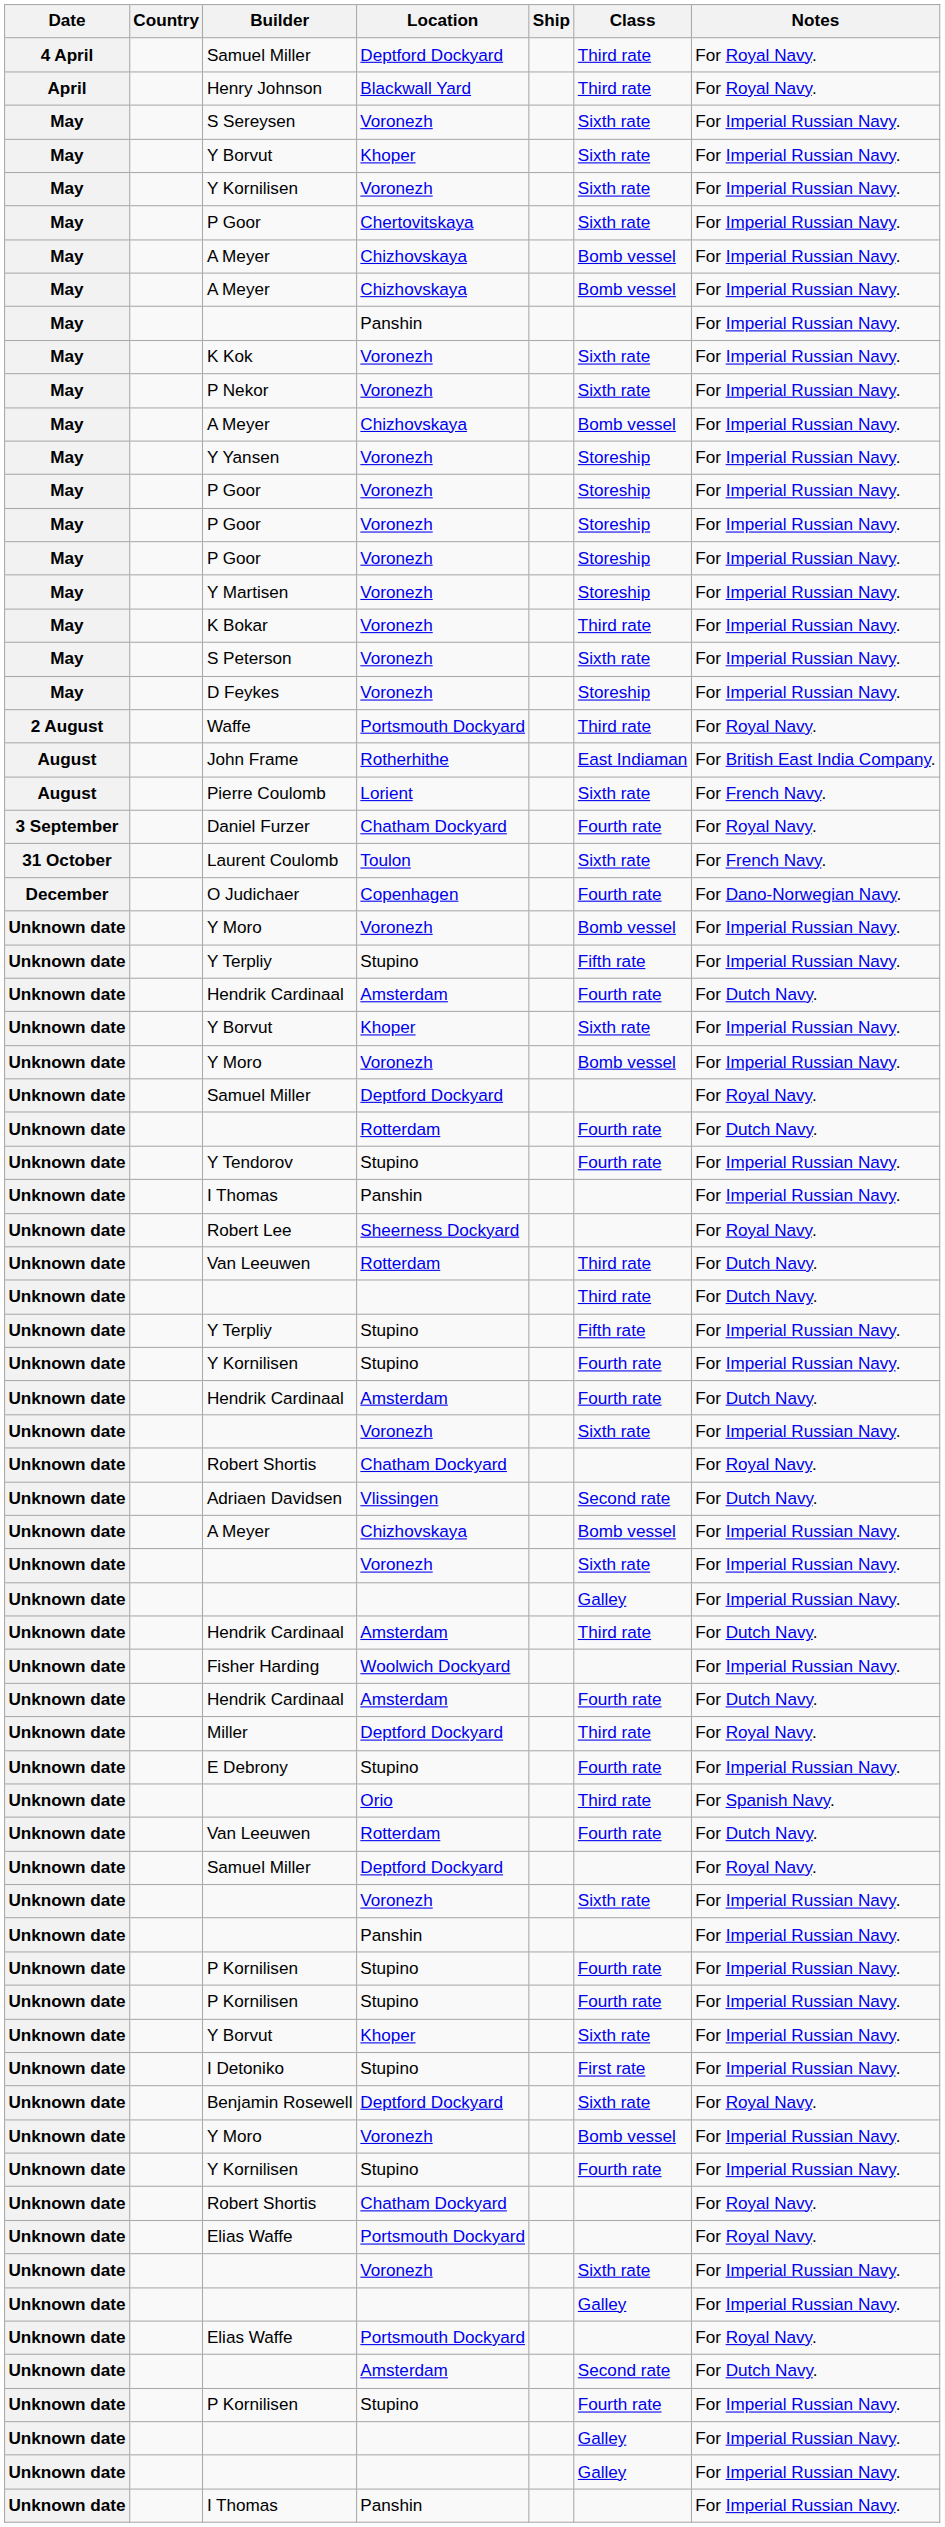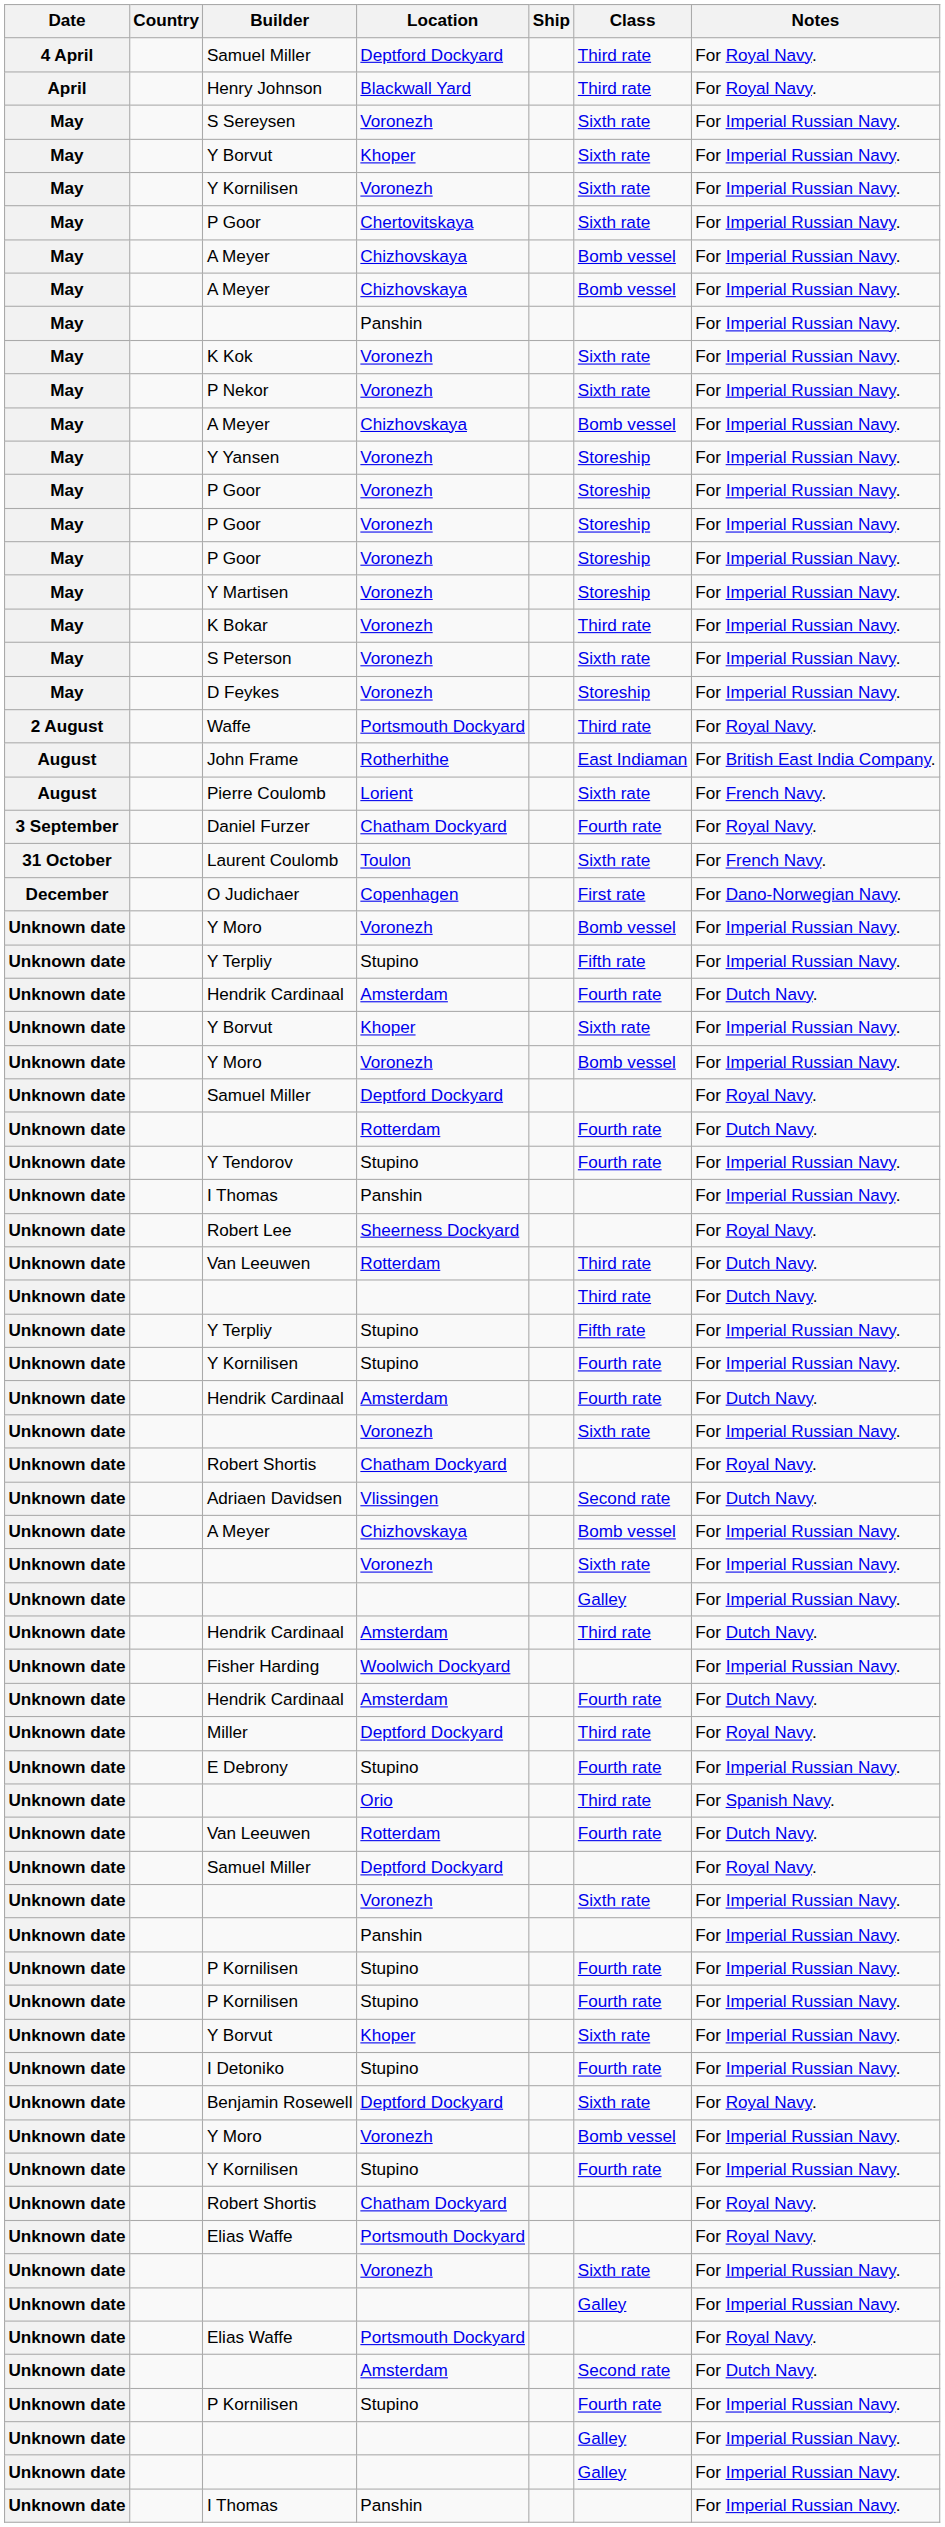(620, 894) Fourth rate -> (612, 894) First rate
(612, 2069) First rate -> (620, 2069) Fourth rate
